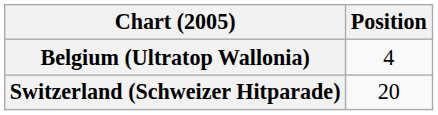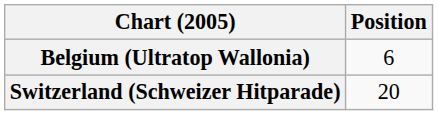(389, 57) 4 -> (389, 57) 6
